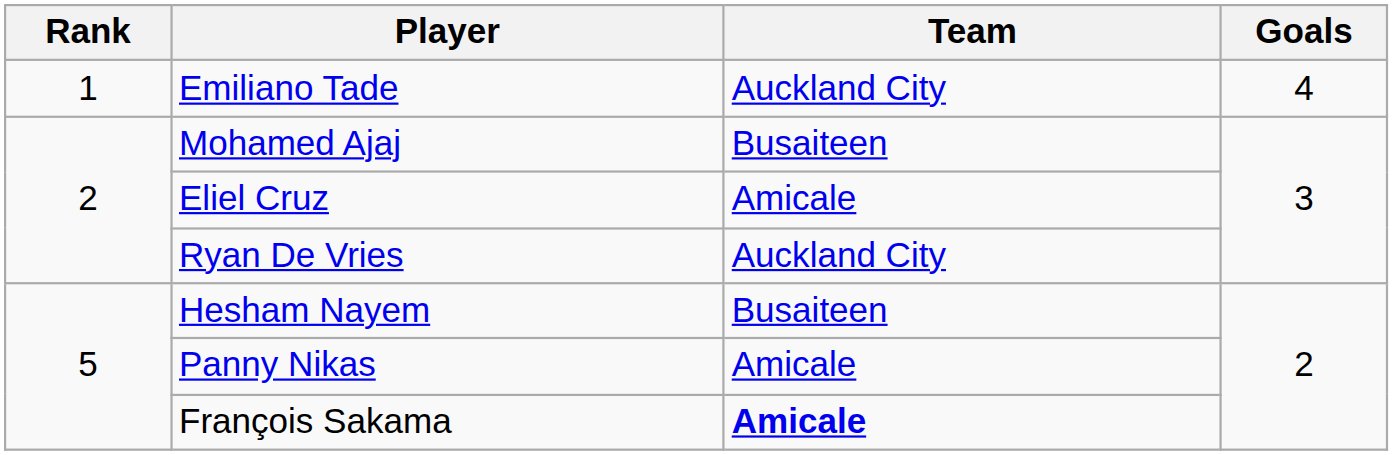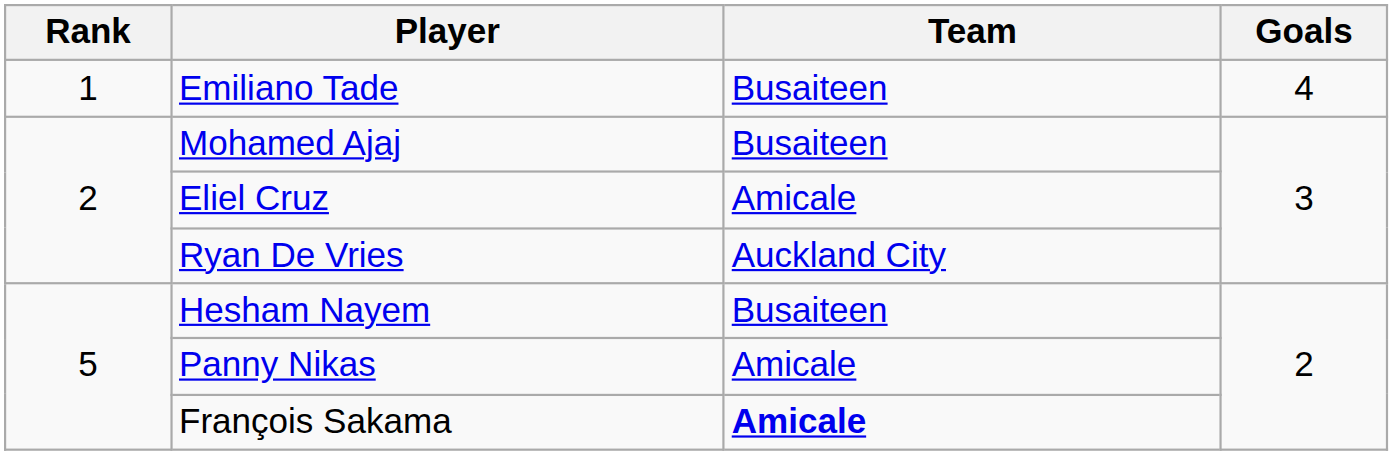(839, 87) Auckland City -> (810, 87) Busaiteen
